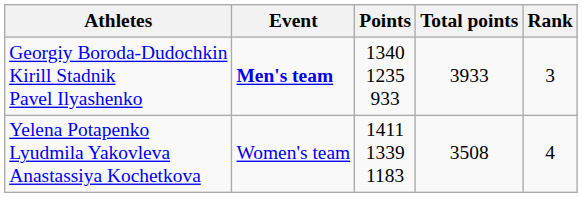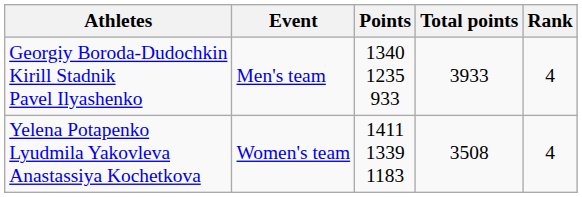(285, 75) bold -> (281, 75) normal
(550, 75) 3 -> (550, 75) 4
